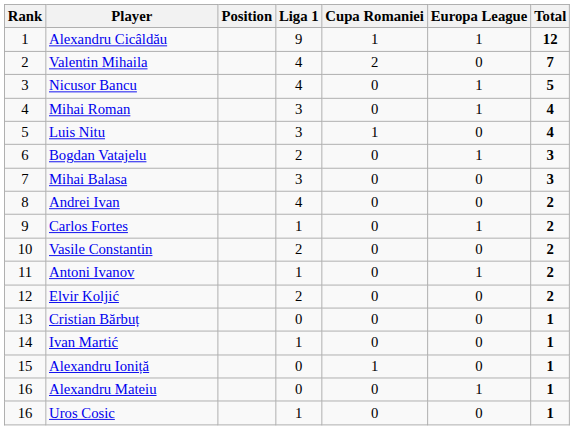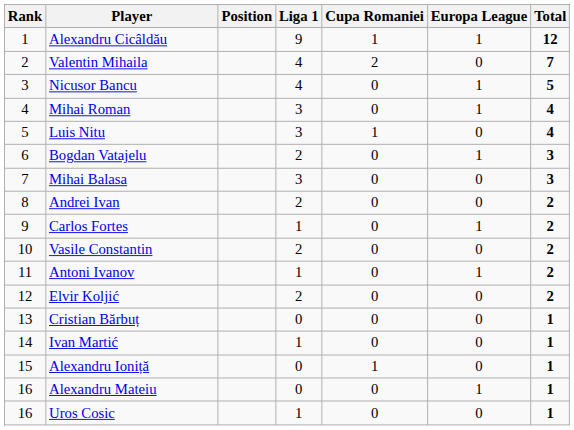(299, 202) 4 -> (299, 202) 2
